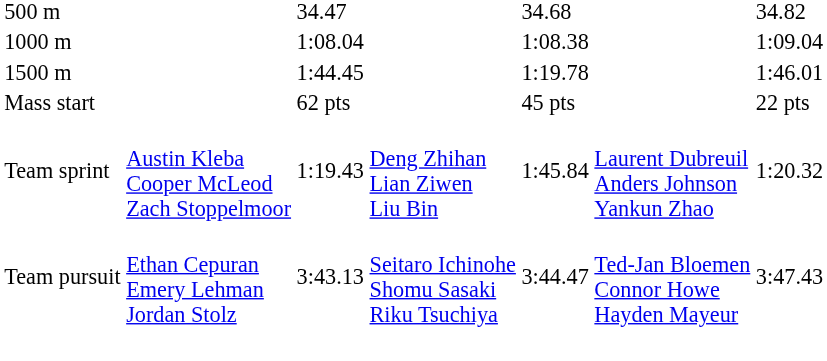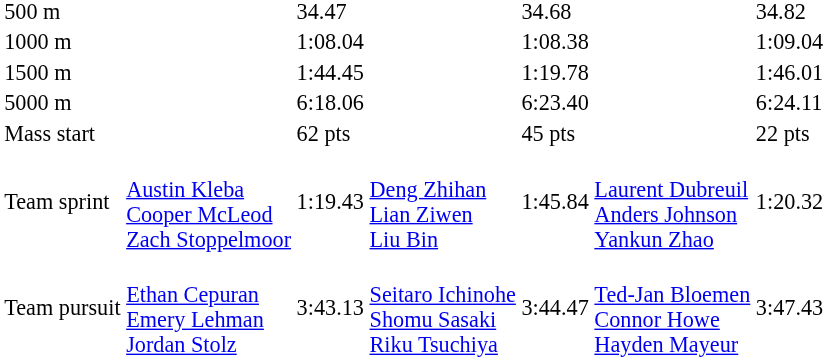+ row: (38, 103)
